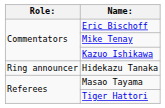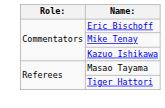- row: (120, 68)
